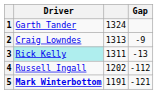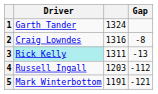(116, 39) 1313 -> (116, 39) 1316
(140, 39) -9 -> (140, 39) -8
(116, 68) 1202 -> (116, 68) 1203
(59, 82) bold -> (59, 82) normal
